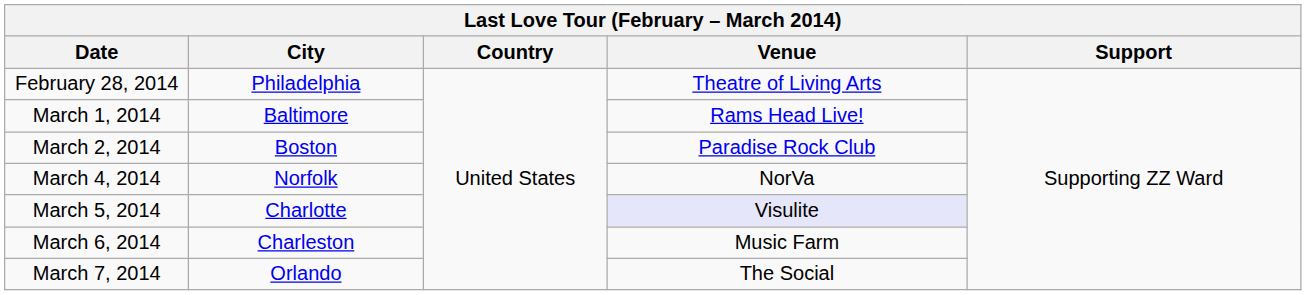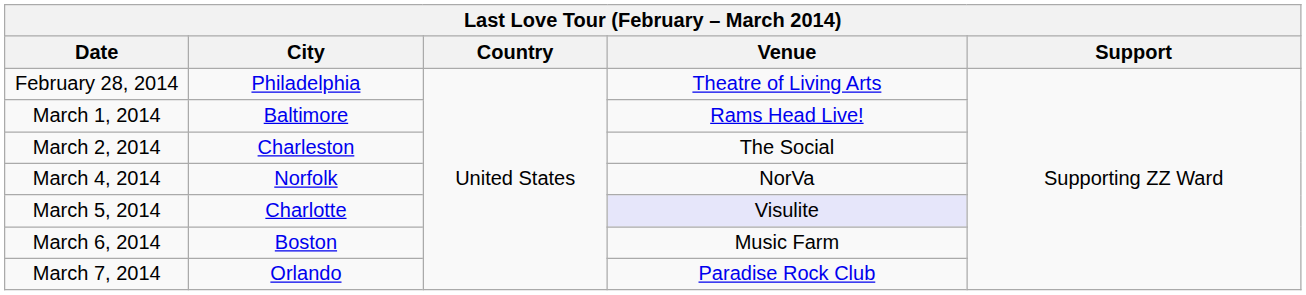(306, 147) Boston -> (306, 147) Charleston
(787, 147) Paradise Rock Club -> (787, 147) The Social
(306, 242) Charleston -> (306, 242) Boston
(787, 274) The Social -> (787, 274) Paradise Rock Club
